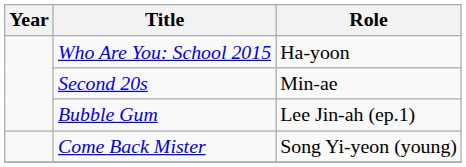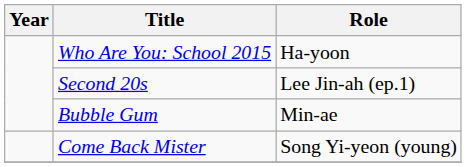(309, 83) Min-ae -> (348, 83) Lee Jin-ah (ep.1)
(348, 114) Lee Jin-ah (ep.1) -> (309, 114) Min-ae
